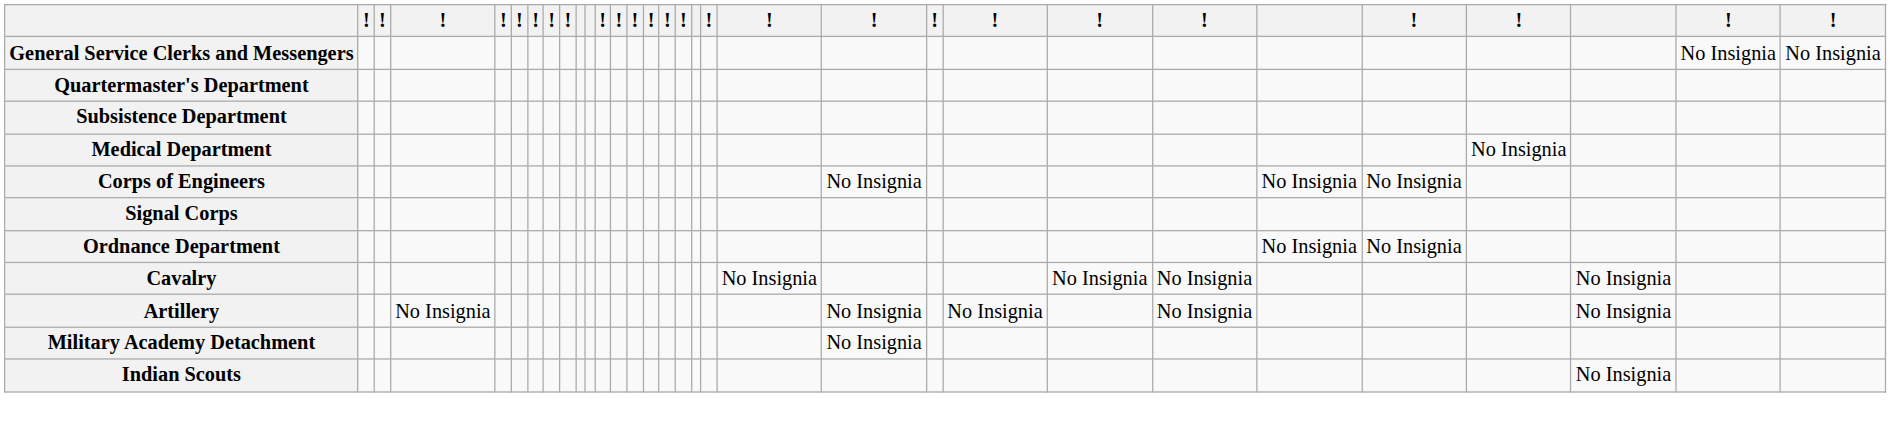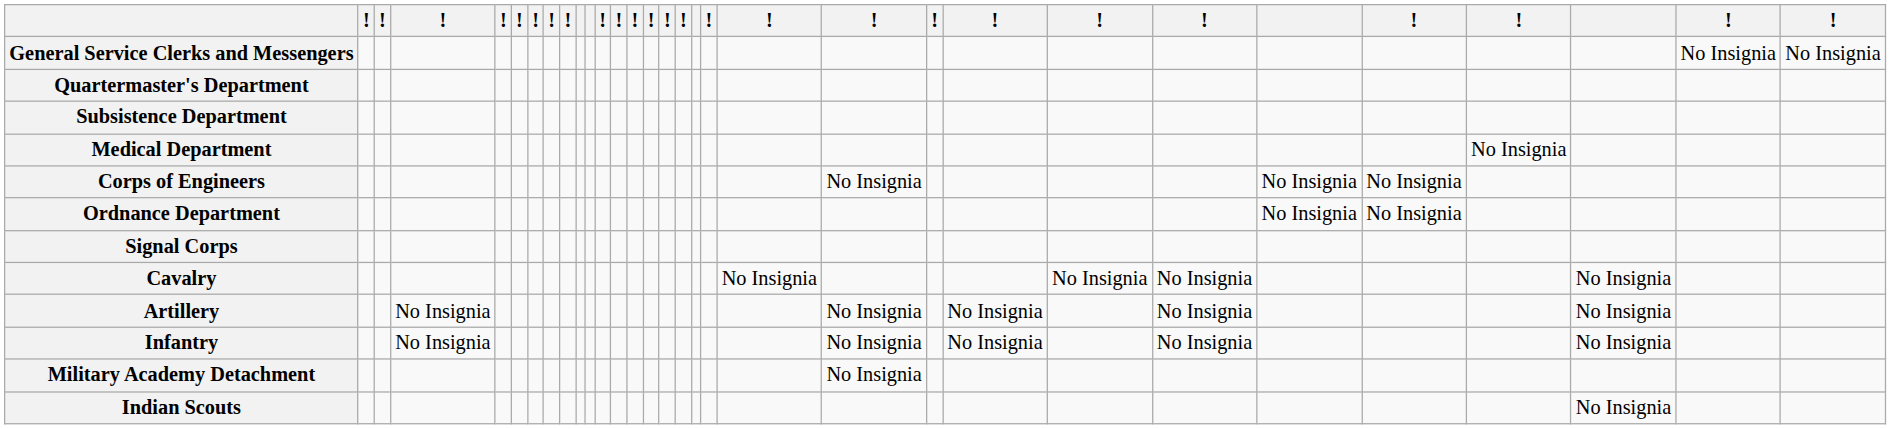rows swapped: (181, 246) <-> (181, 213)
+ row: (181, 342)
